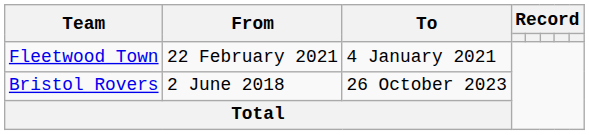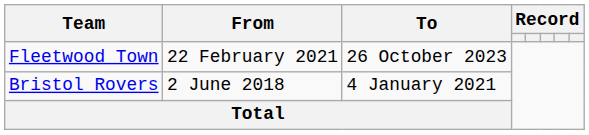(421, 57) 4 January 2021 -> (427, 57) 26 October 2023
(427, 86) 26 October 2023 -> (421, 86) 4 January 2021
